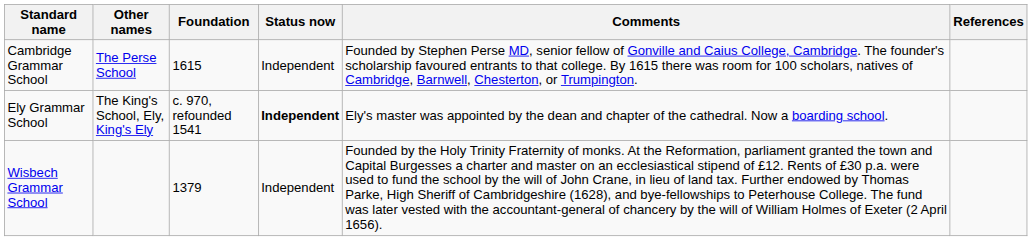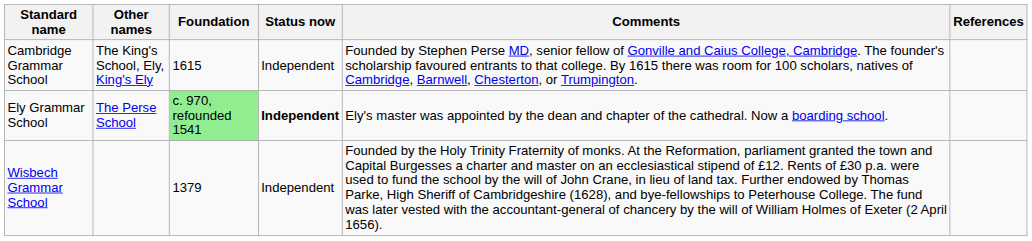(126, 65) The Perse School -> (130, 65) The King's School, Ely, King's Ely
(130, 115) The King's School, Ely, King's Ely -> (126, 115) The Perse School
(202, 115) no background -> (202, 115) lightgreen background
